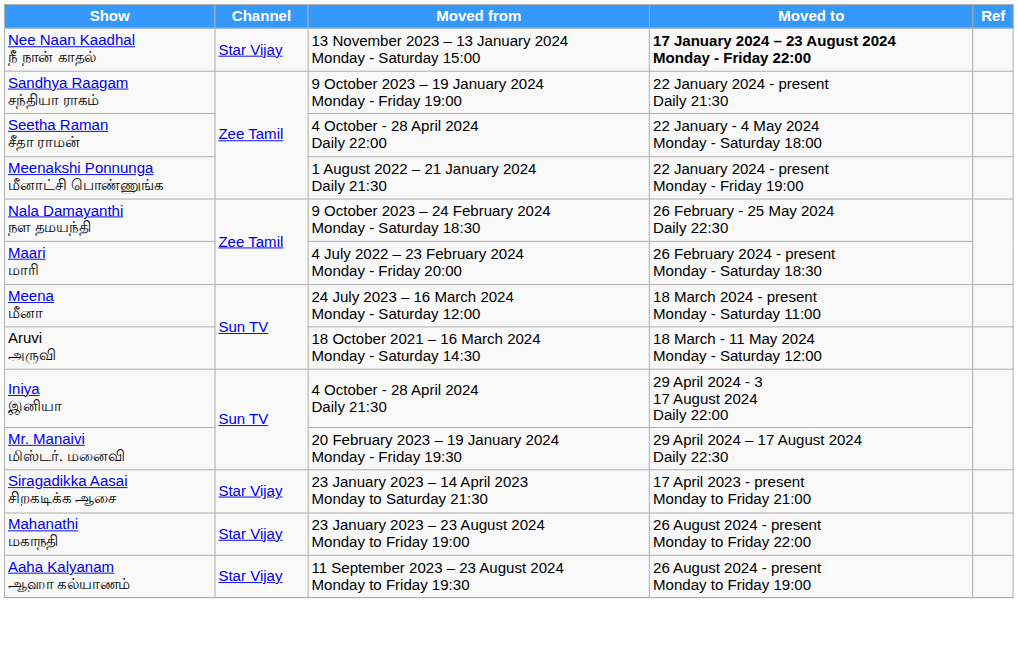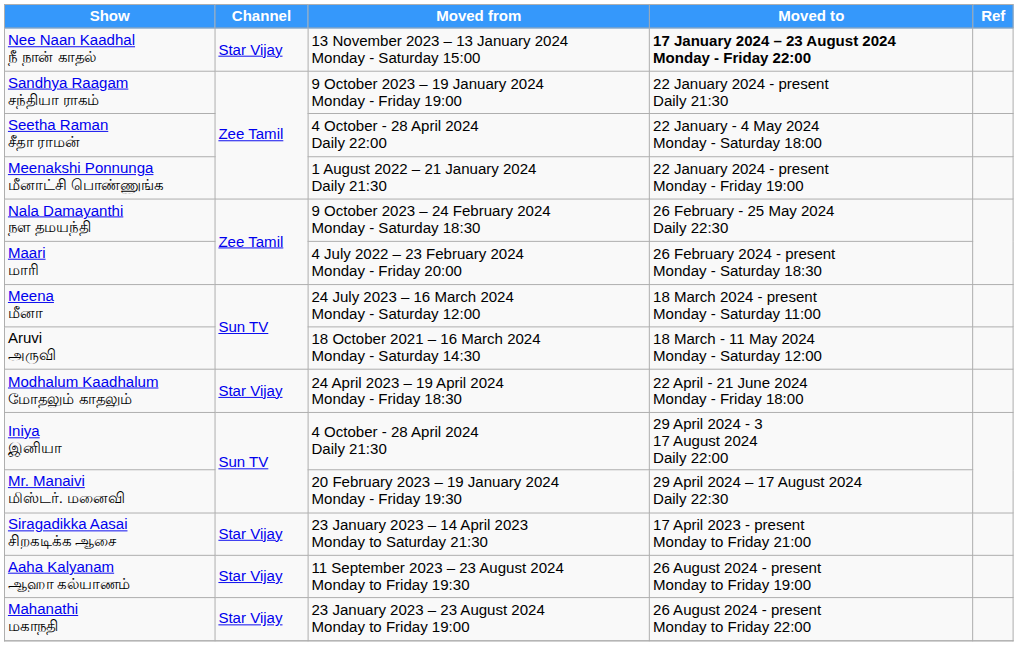+ row: (83, 389)
rows swapped: (43, 532) <-> (69, 575)
